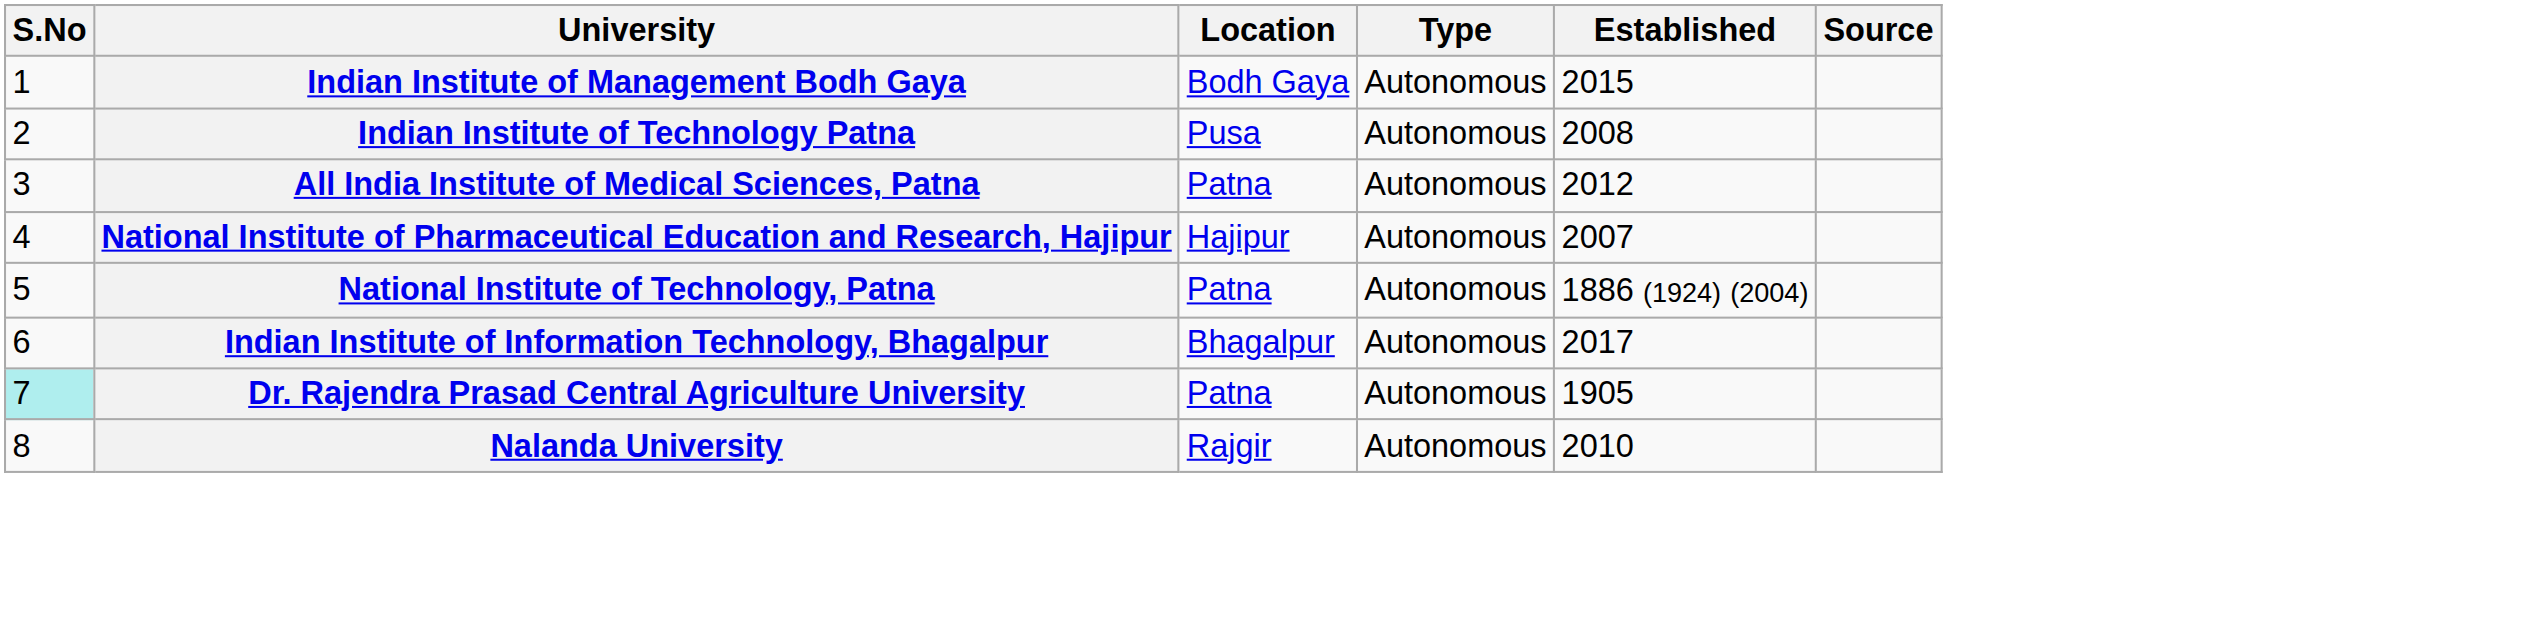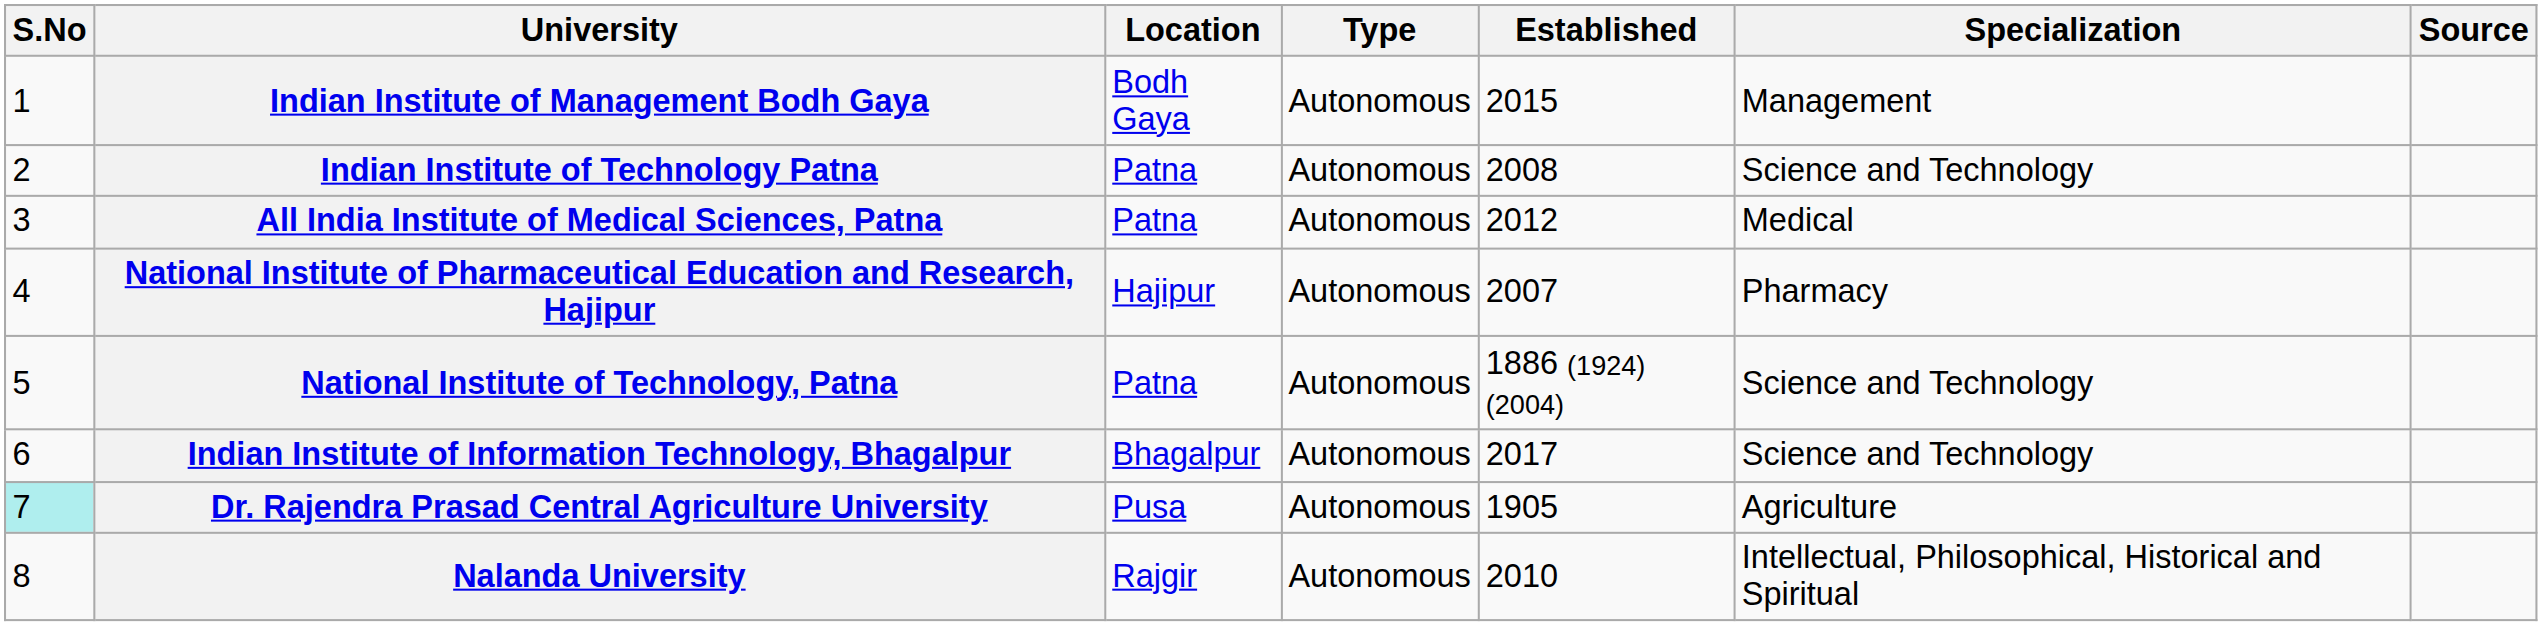+ column: (2073, 30)
(1224, 133) Pusa -> (1155, 169) Patna
(1229, 393) Patna -> (1149, 506) Pusa
